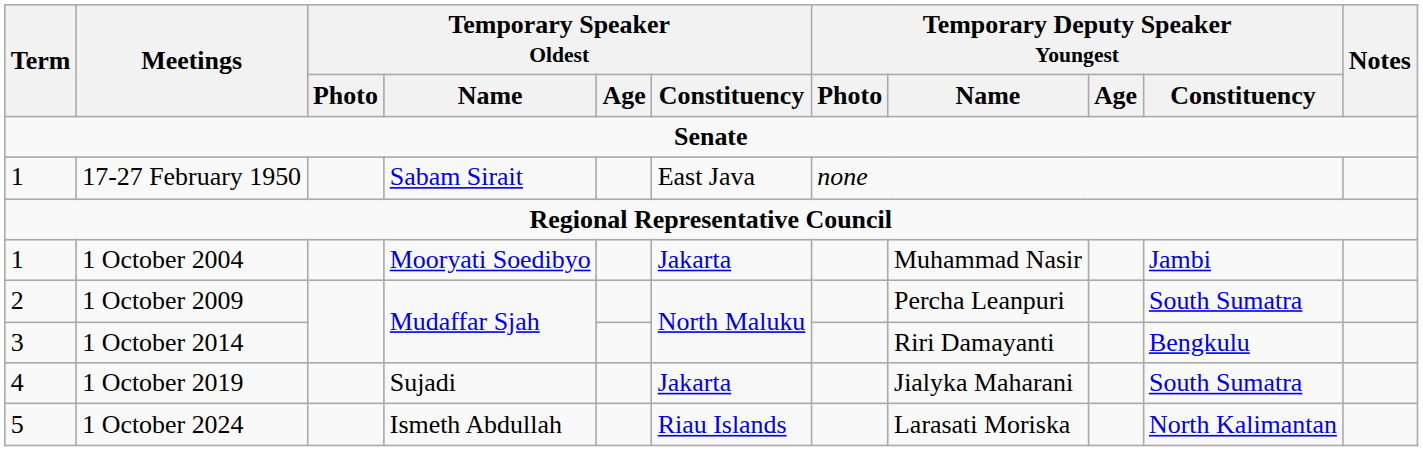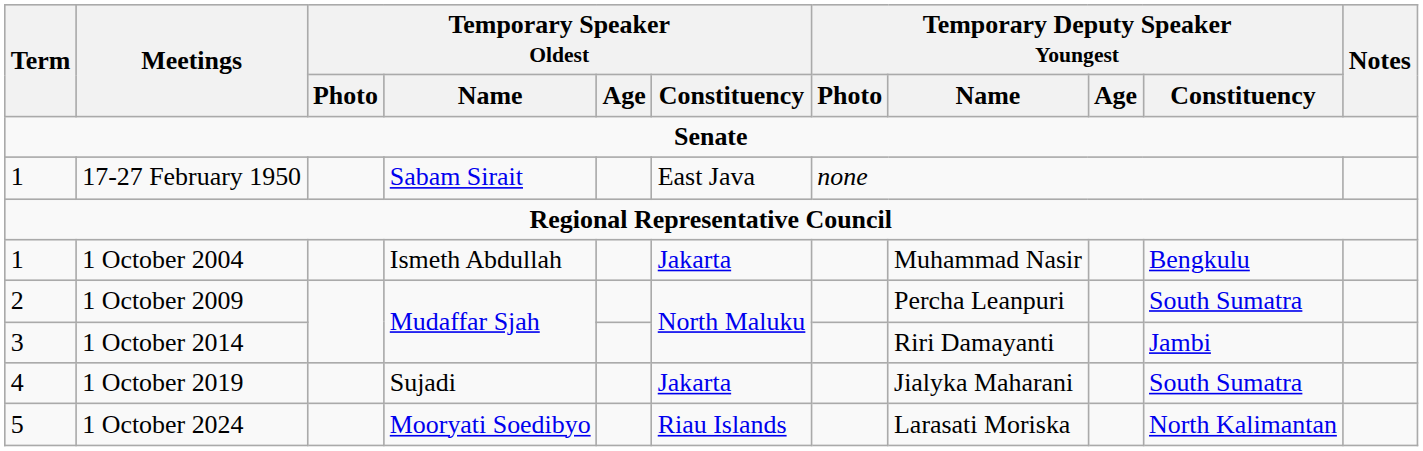(490, 259) Mooryati Soedibyo -> (476, 259) Ismeth Abdullah
(1180, 259) Jambi -> (1199, 259) Bengkulu
(1199, 341) Bengkulu -> (1180, 341) Jambi
(476, 424) Ismeth Abdullah -> (490, 424) Mooryati Soedibyo
